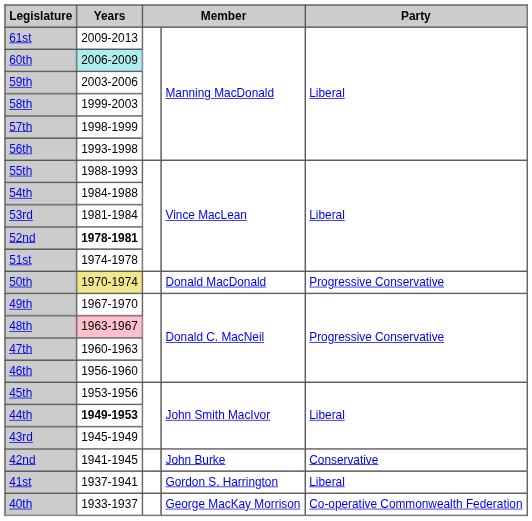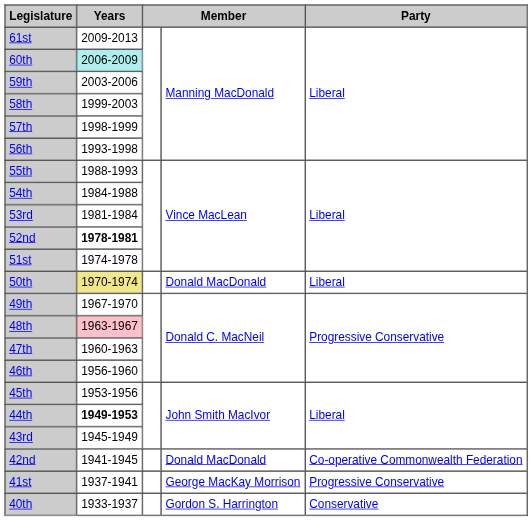(377, 282) Progressive Conservative -> (327, 282) Liberal
(195, 459) John Burke -> (216, 459) Donald MacDonald
(344, 459) Conservative -> (416, 459) Co-operative Commonwealth Federation
(222, 482) Gordon S. Harrington -> (233, 482) George MacKay Morrison
(327, 482) Liberal -> (377, 482) Progressive Conservative
(233, 504) George MacKay Morrison -> (222, 504) Gordon S. Harrington
(416, 504) Co-operative Commonwealth Federation -> (344, 504) Conservative
